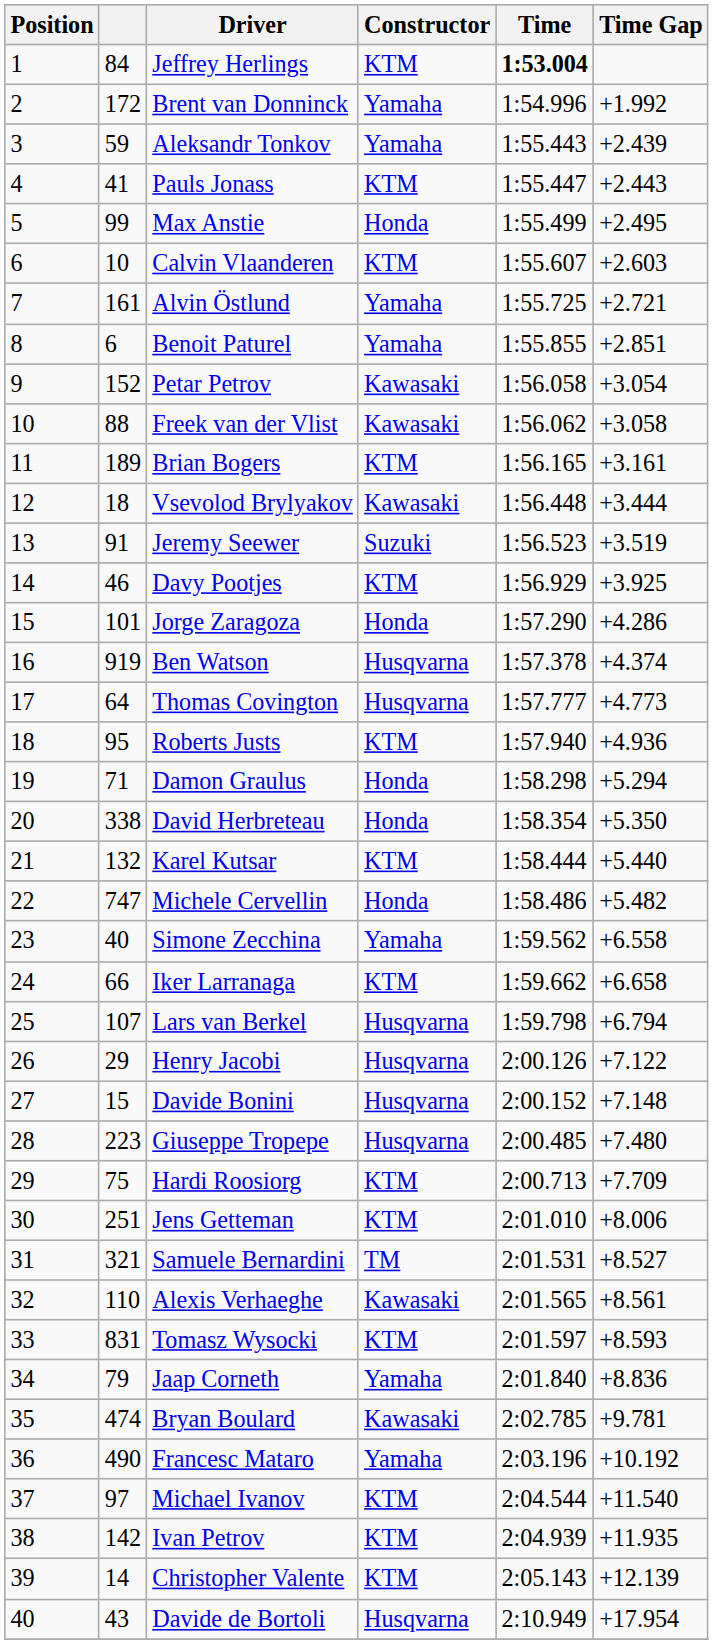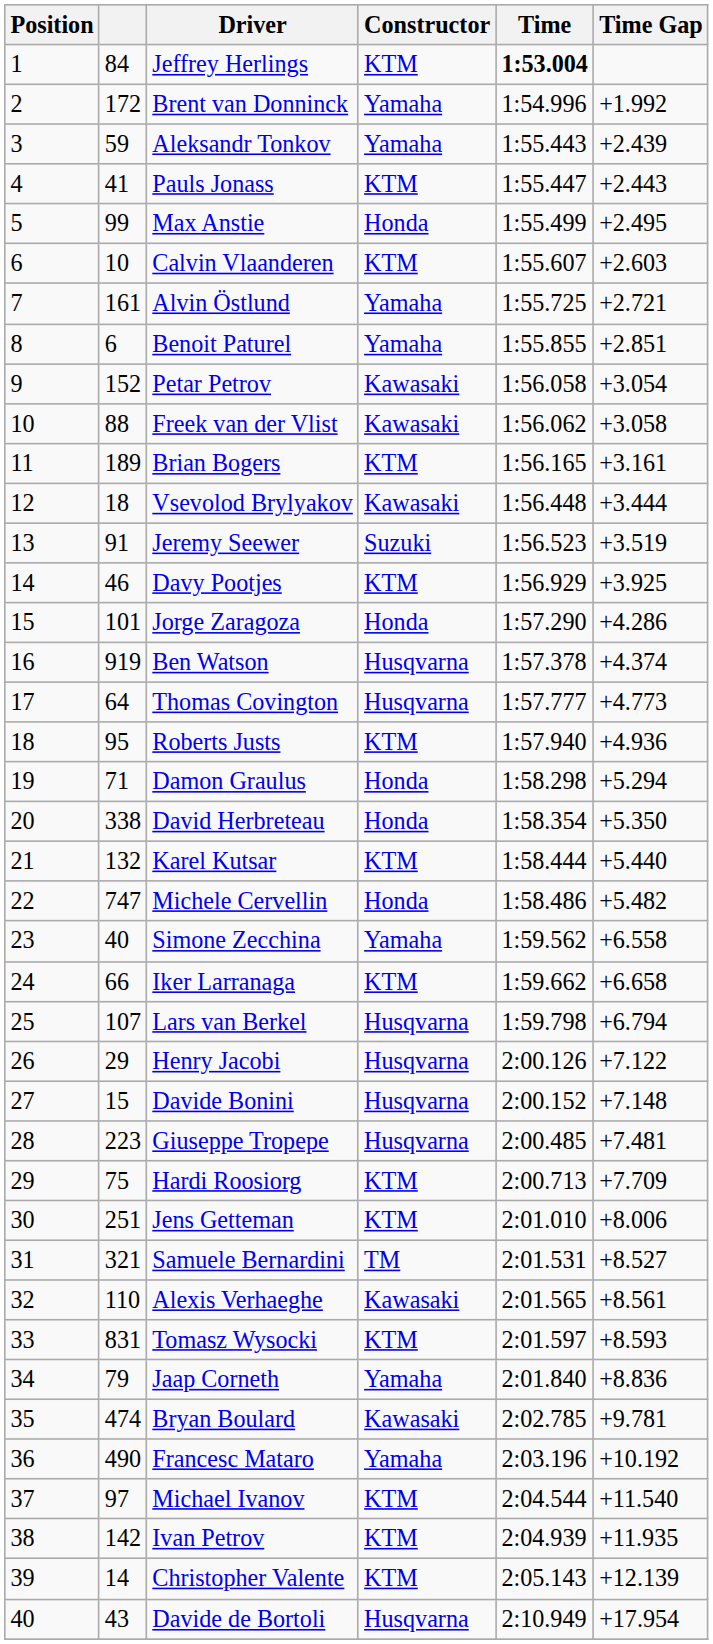(633, 1140) +7.480 -> (633, 1140) +7.481
